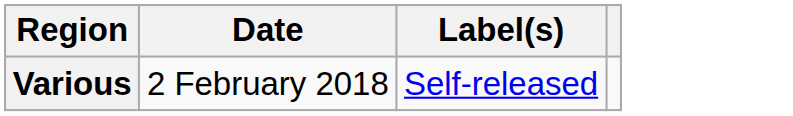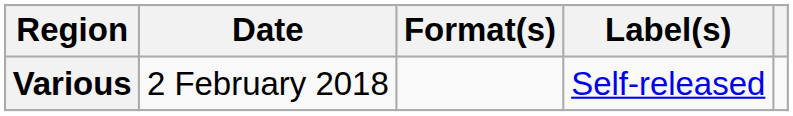+ column: (480, 30)
